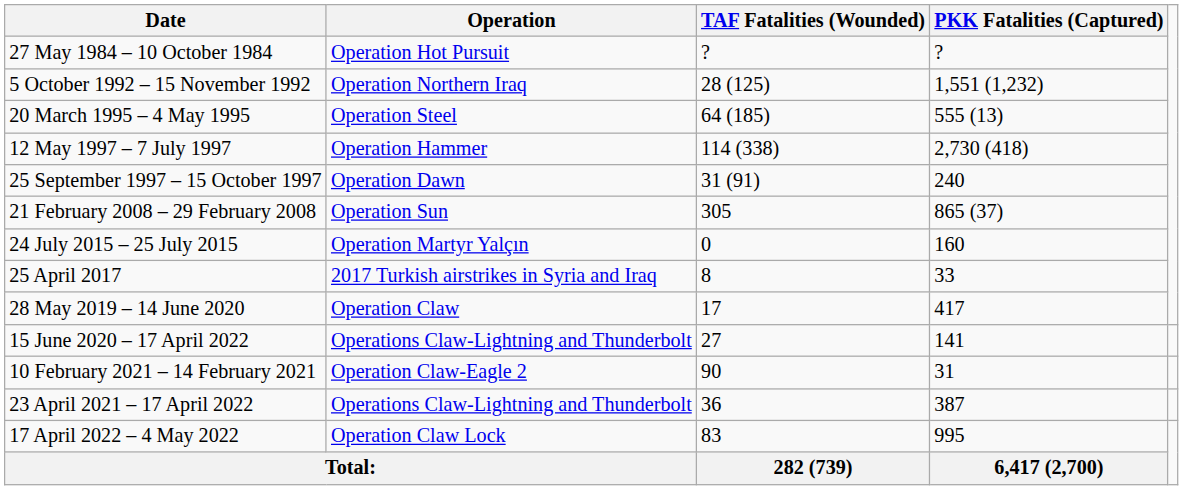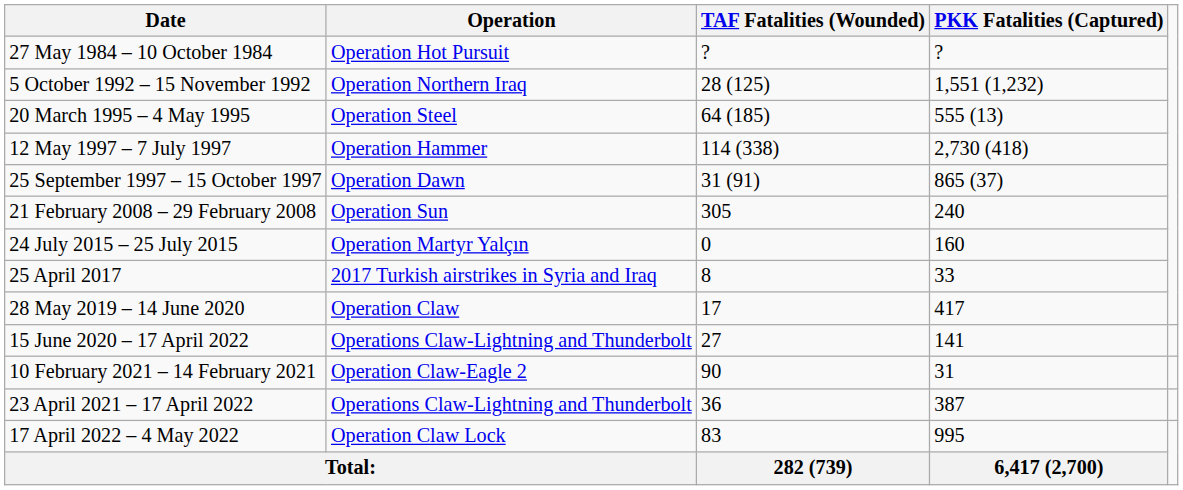(949, 180) 240 -> (969, 180) 865 (37)
(969, 212) 865 (37) -> (949, 212) 240
